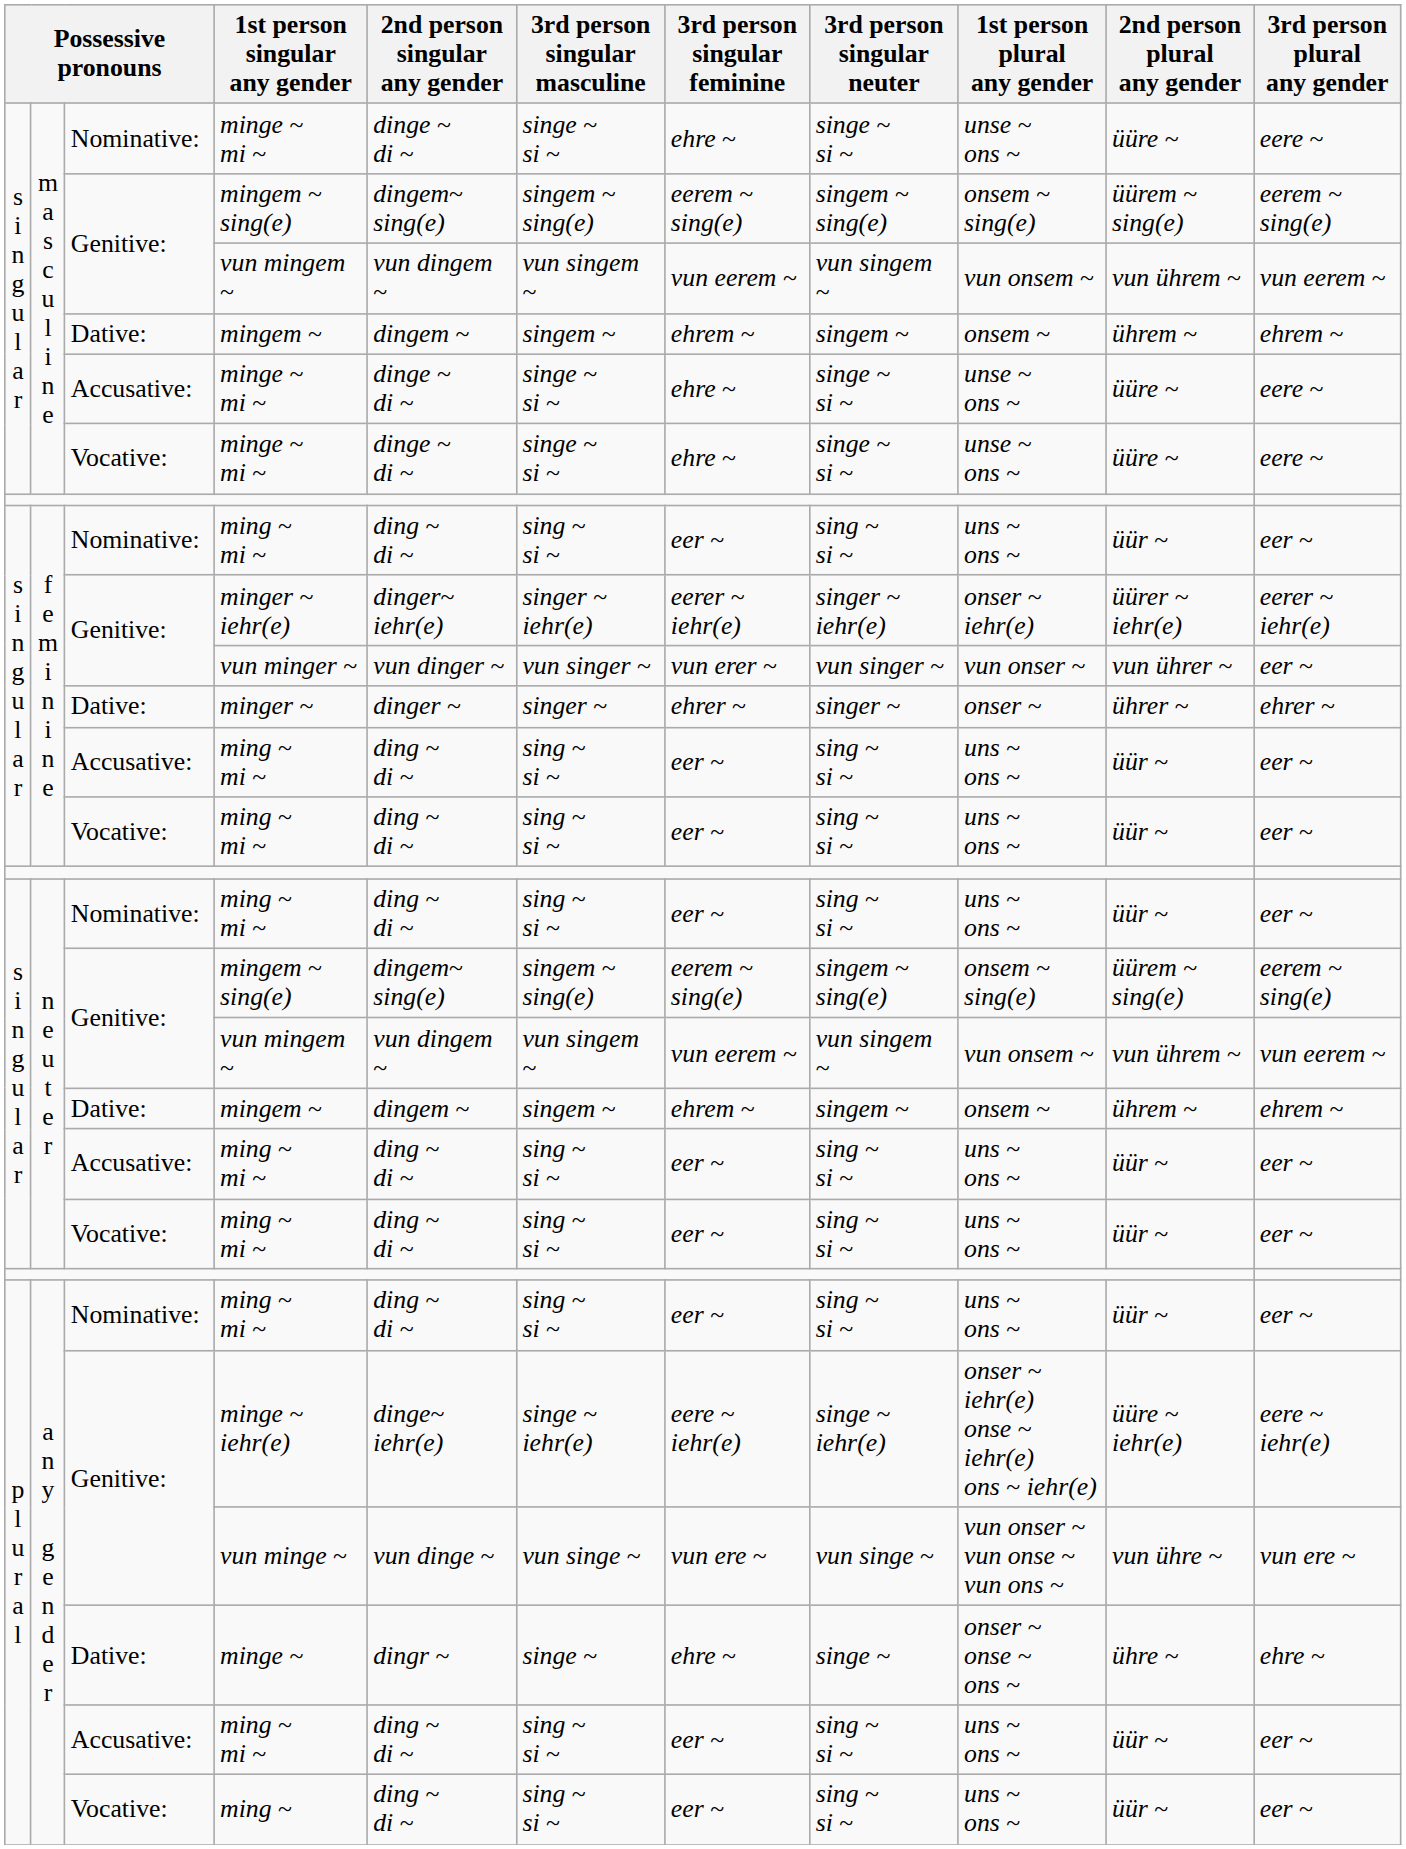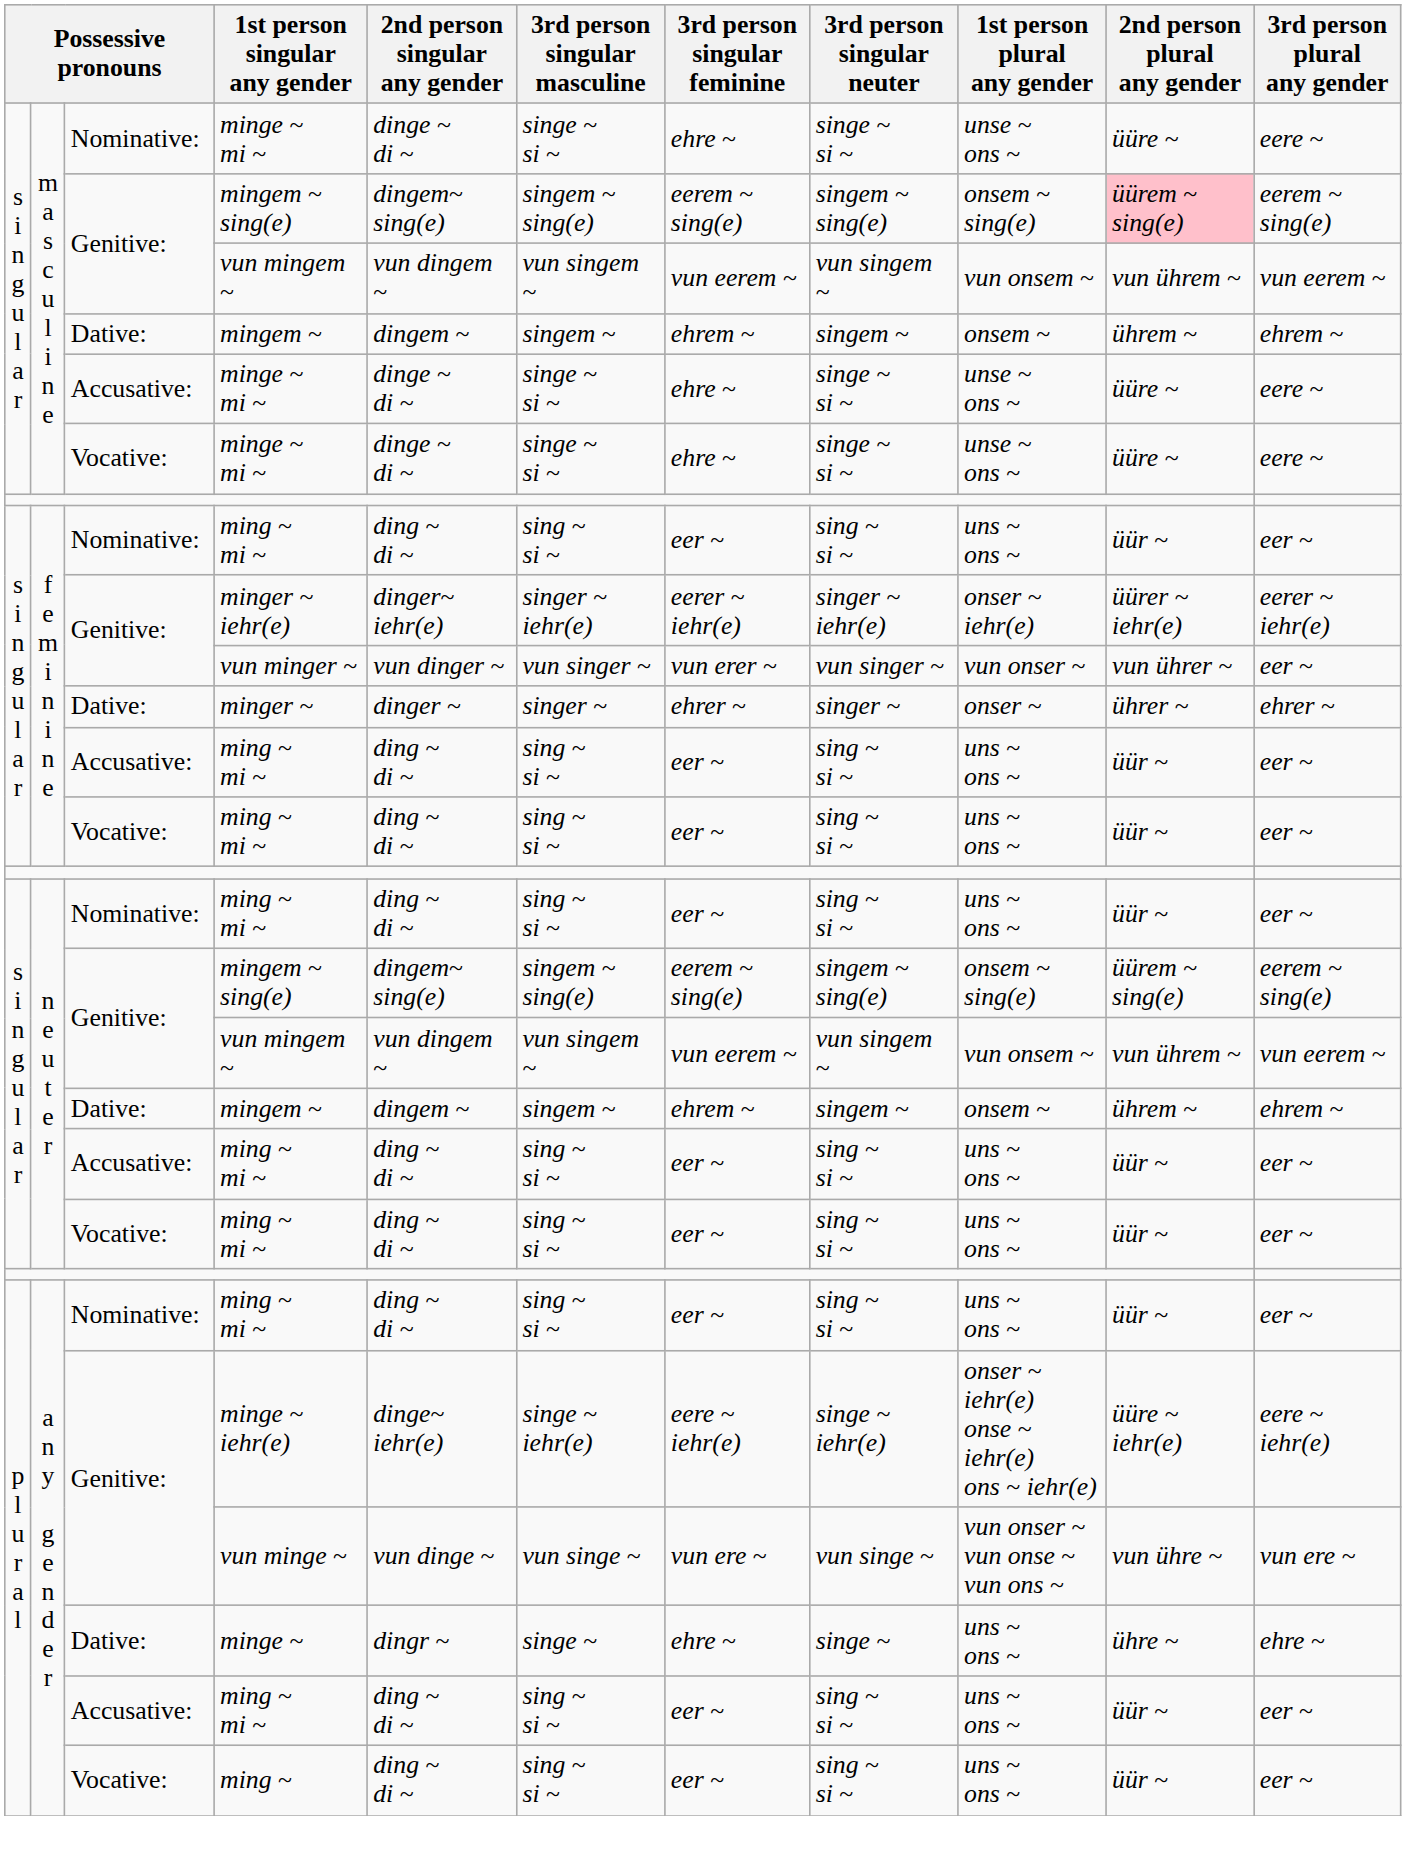(1155, 208) no background -> (1155, 208) pink background
(1003, 1654) onser ~ onse ~ ons ~ -> (992, 1640) uns ~ ons ~
